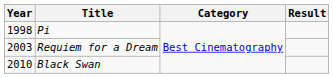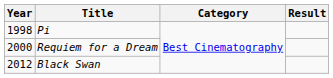(20, 47) 2003 -> (20, 47) 2000
(20, 64) 2010 -> (20, 64) 2012
